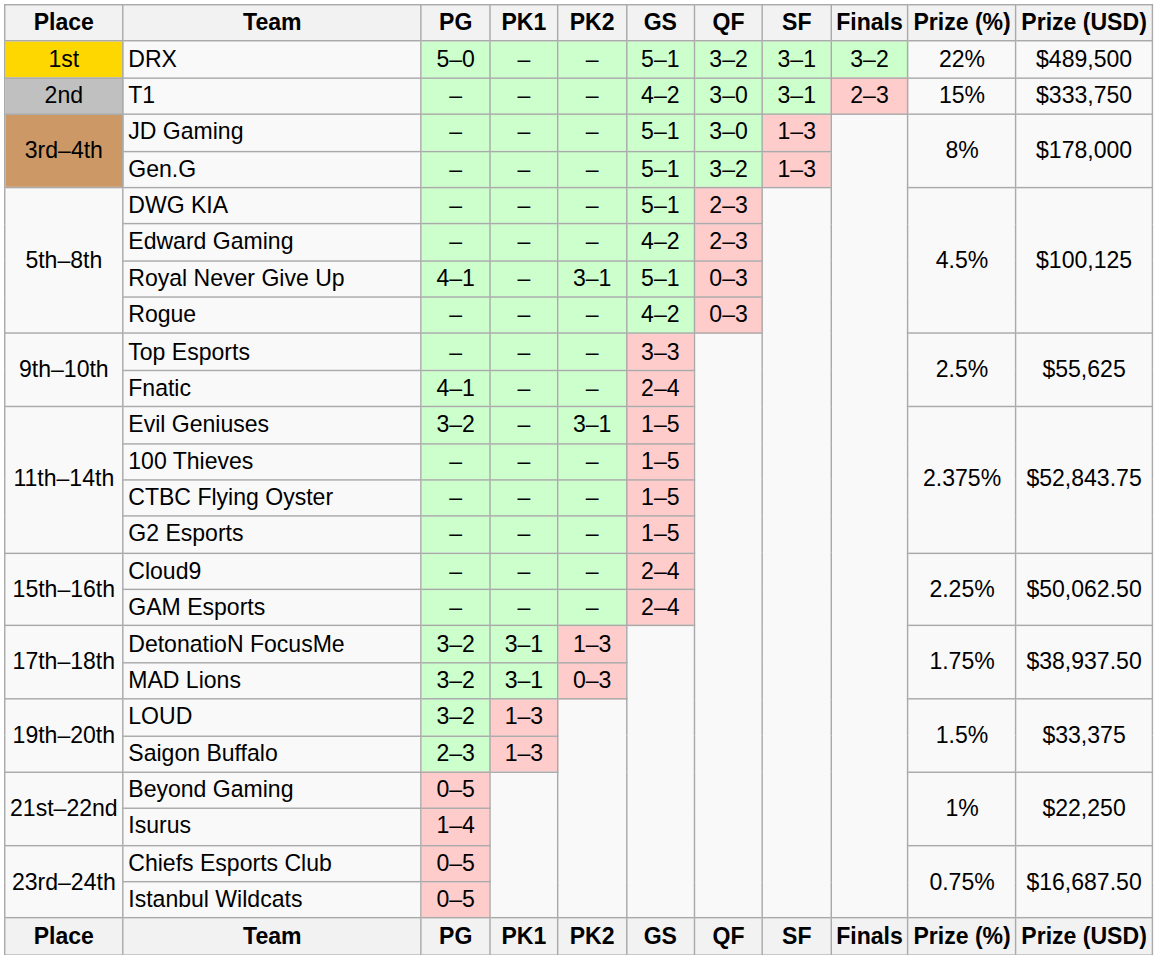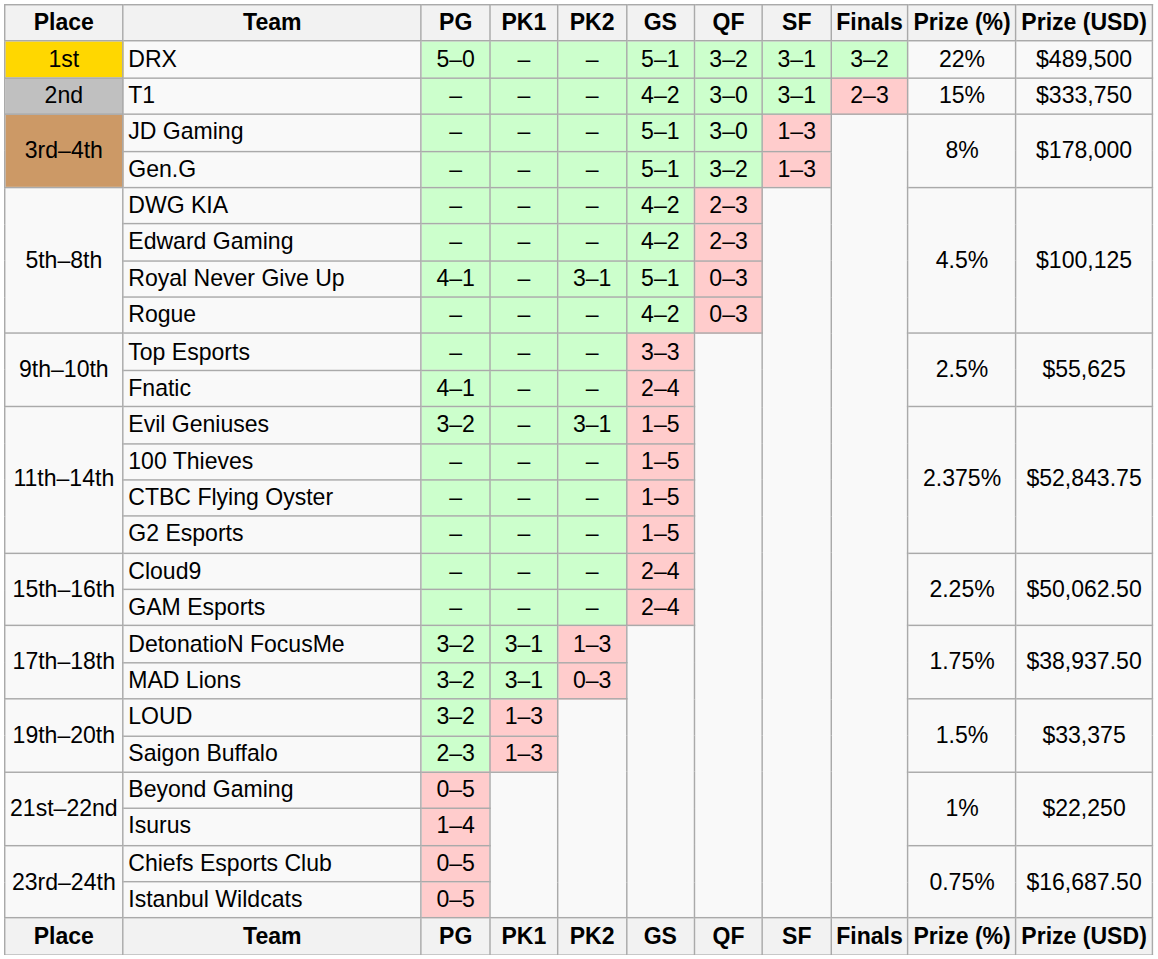(660, 205) 5–1 -> (660, 205) 4–2
